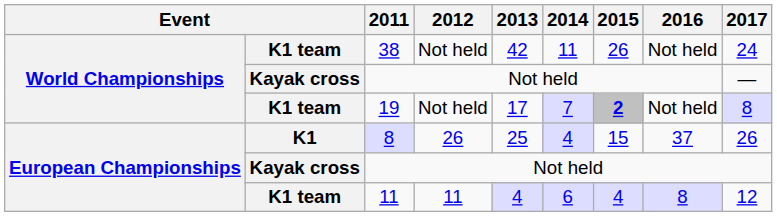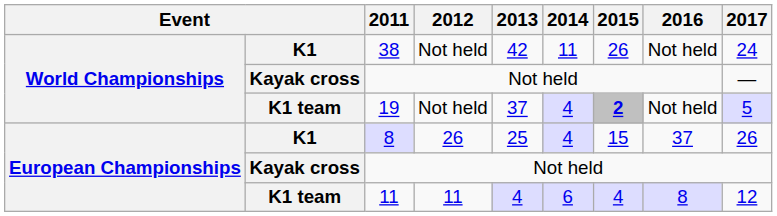(305, 49) K1 team -> (305, 49) K1
(517, 109) 17 -> (517, 109) 37
(568, 109) 7 -> (568, 109) 4
(747, 109) 8 -> (747, 109) 5
